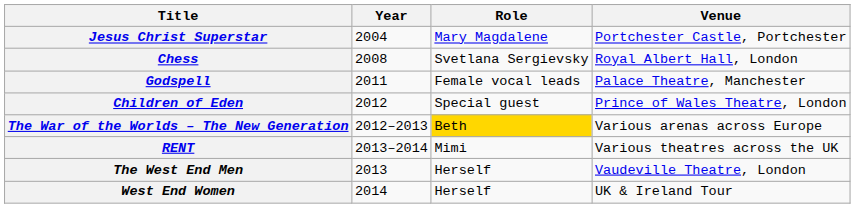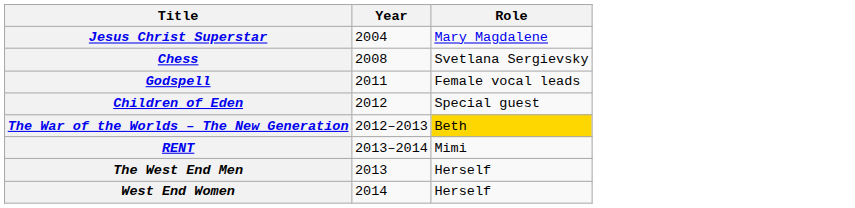- column: (721, 16)
